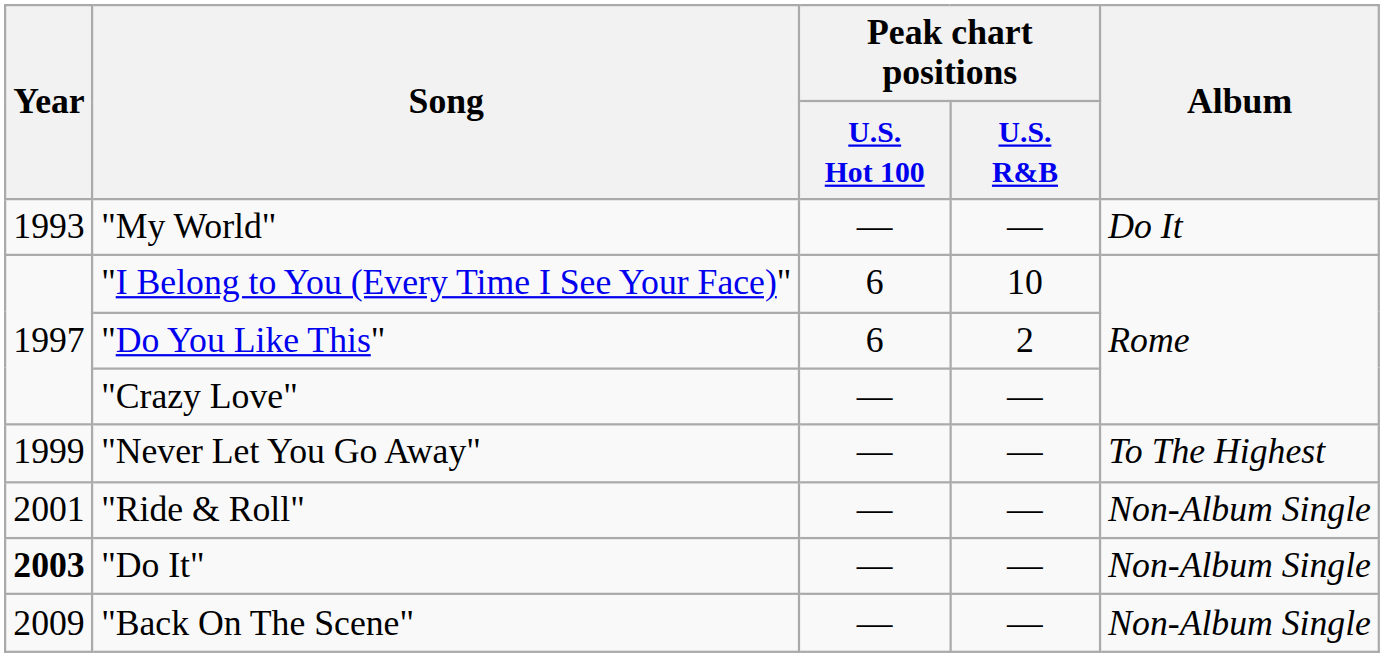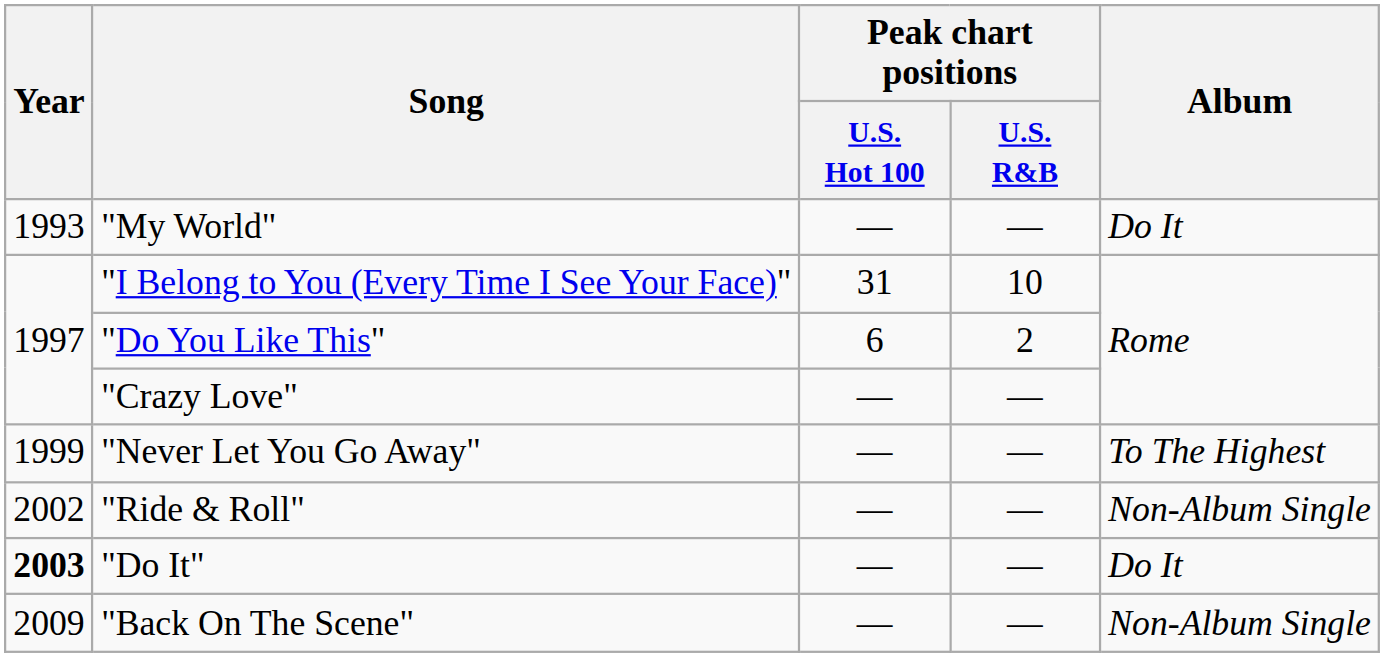(875, 282) 6 -> (875, 282) 31
(49, 509) 2001 -> (49, 509) 2002
(1240, 565) Non-Album Single -> (1145, 565) Do It
